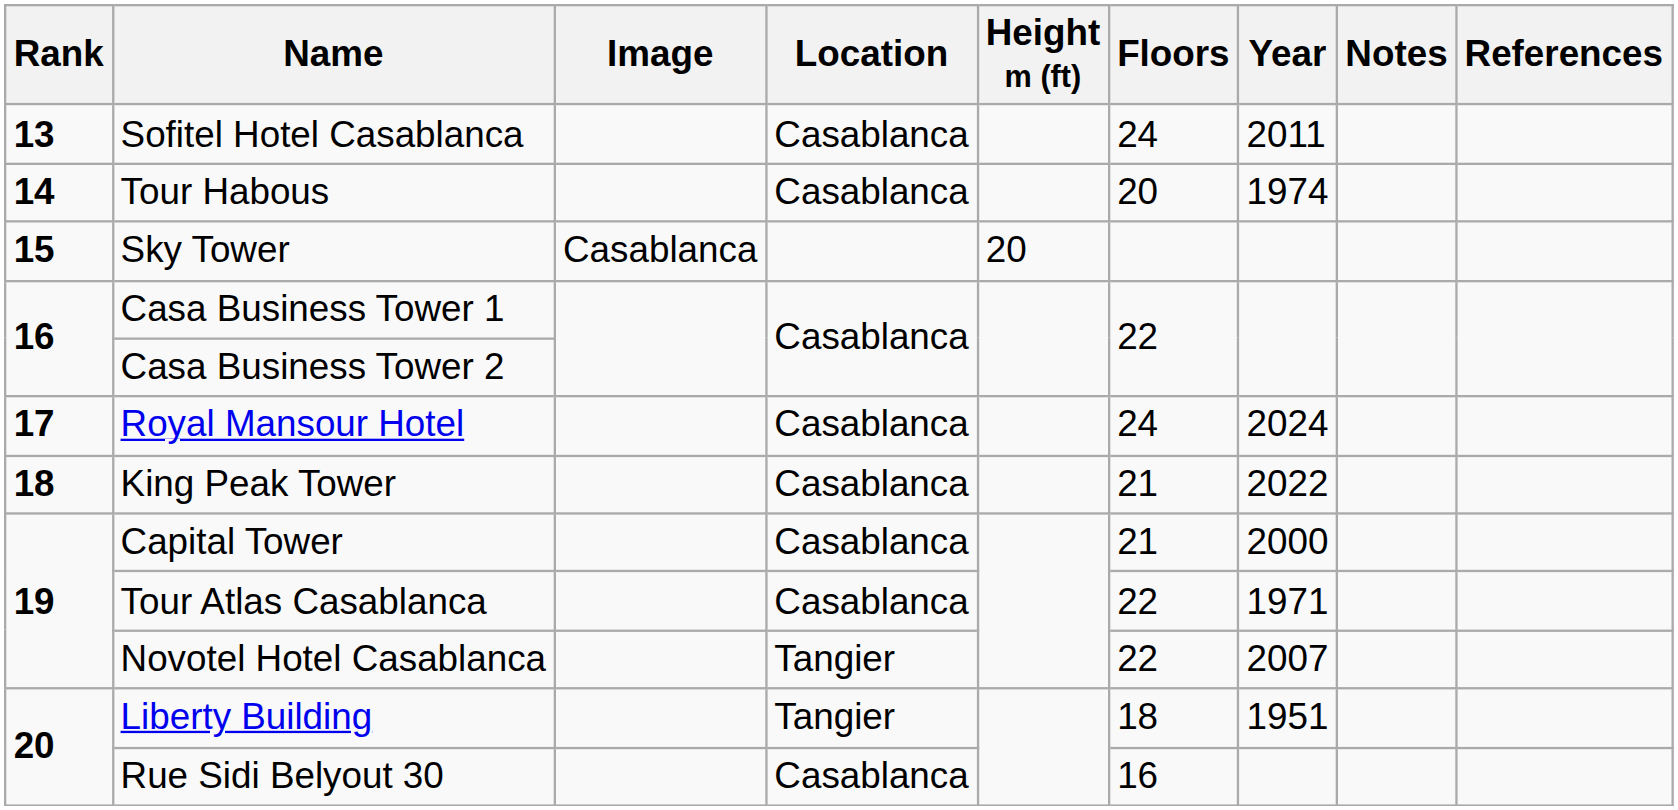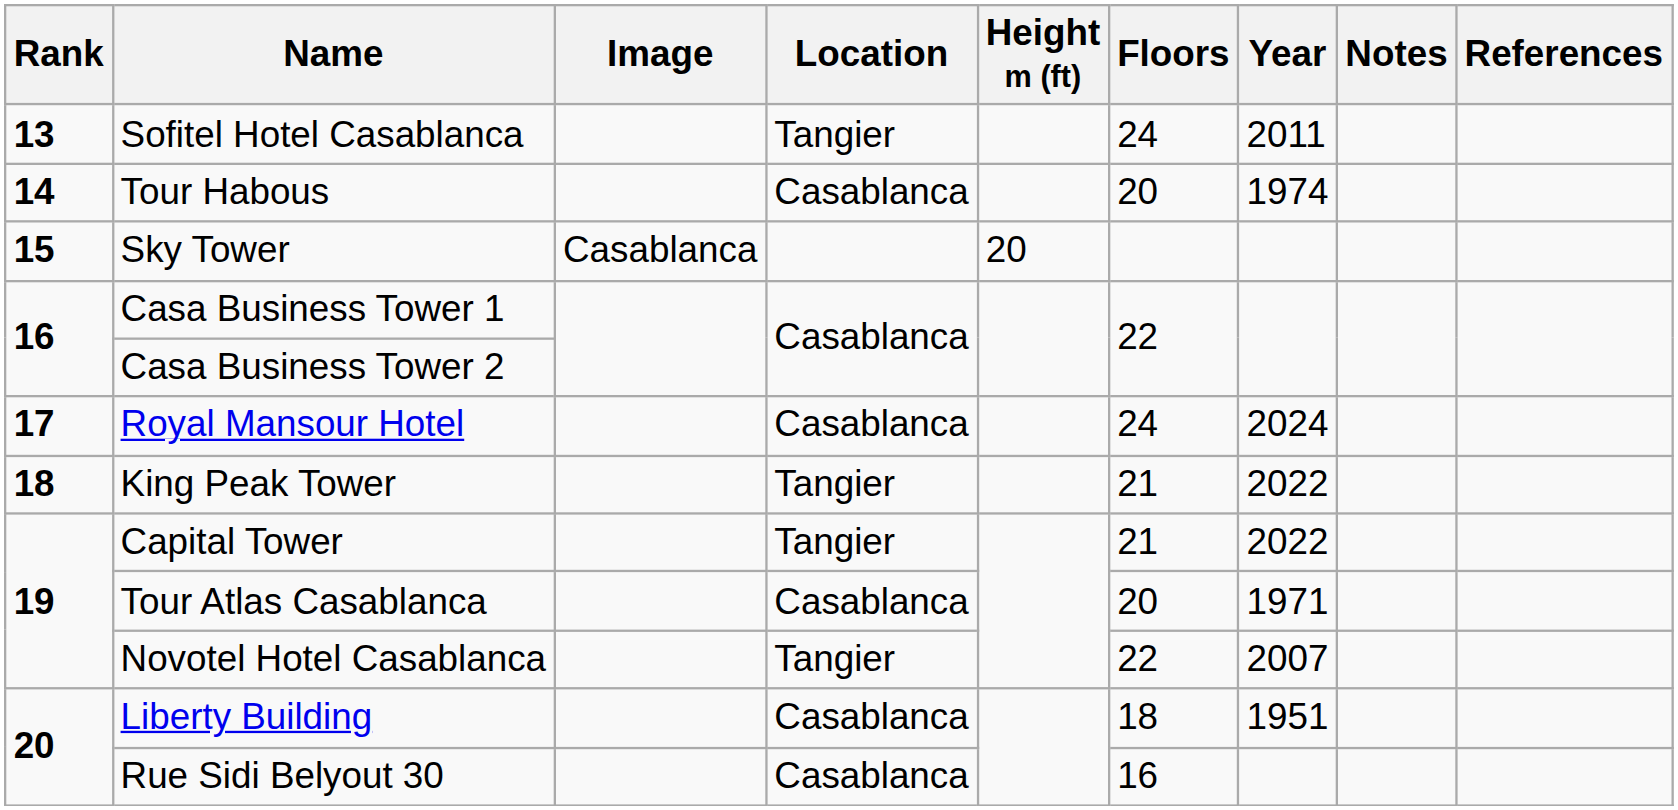(872, 133) Casablanca -> (835, 133) Tangier
(872, 483) Casablanca -> (835, 483) Tangier
(872, 541) Casablanca -> (835, 541) Tangier
(1287, 541) 2000 -> (1287, 541) 2022
(1138, 600) 22 -> (1138, 600) 20
(835, 717) Tangier -> (872, 717) Casablanca
